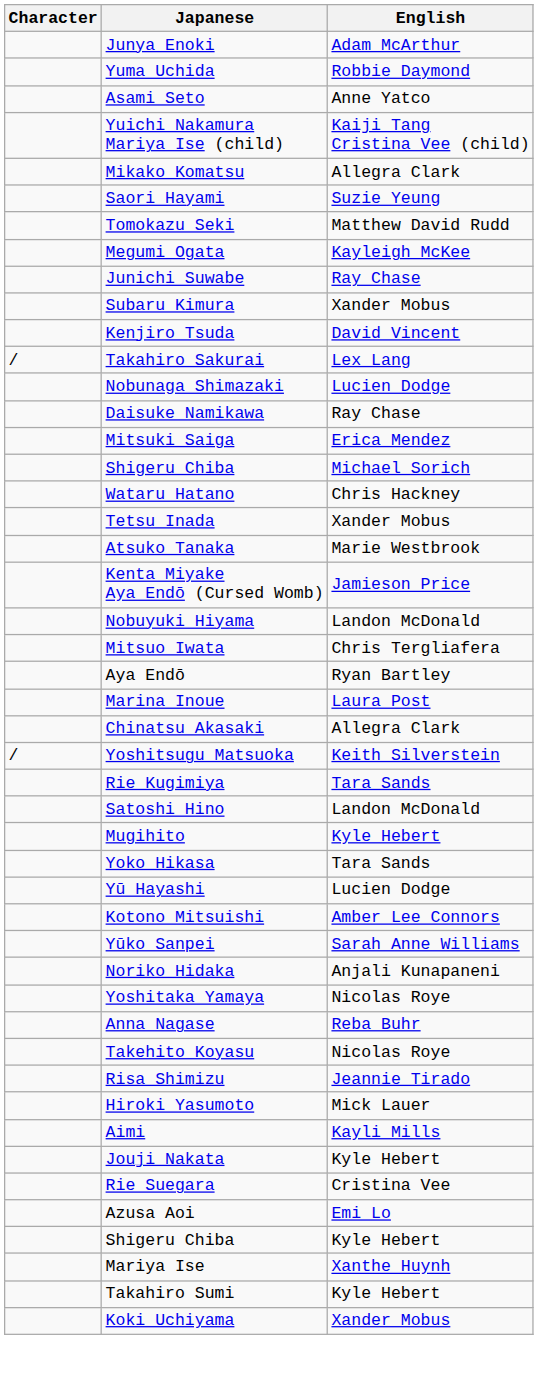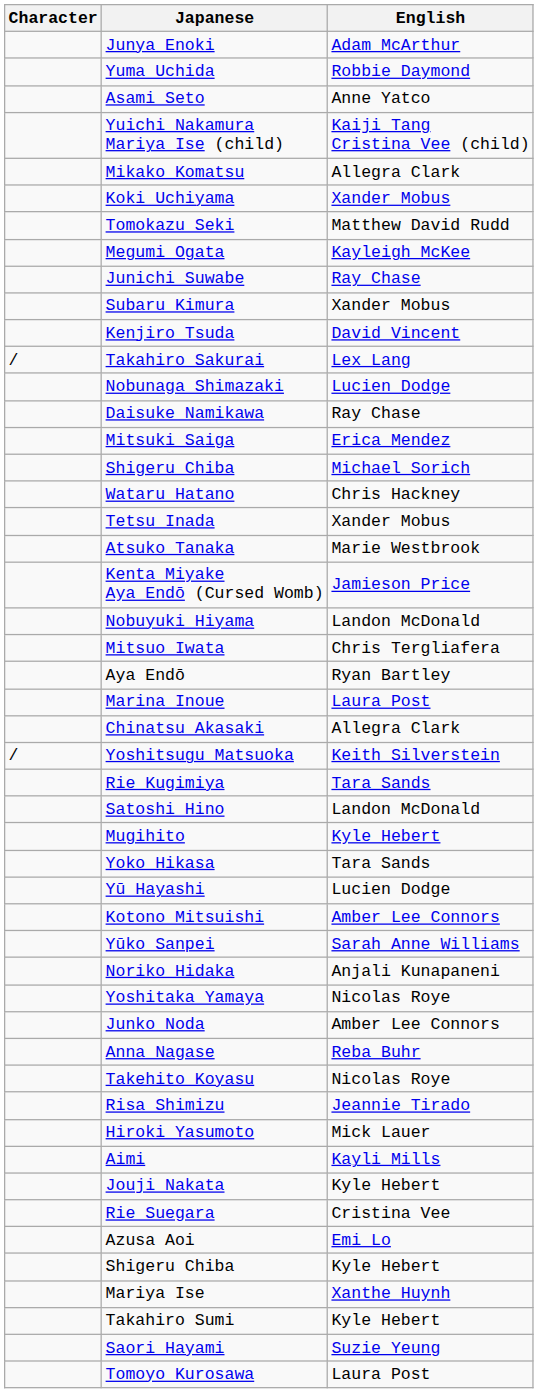rows swapped: (170, 1321) <-> (165, 199)
+ row: (155, 1025)
+ row: (180, 1375)
